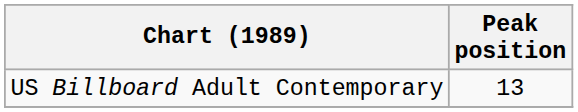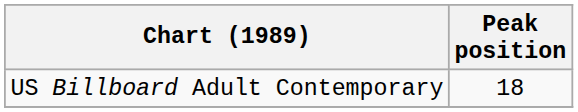(510, 89) 13 -> (510, 89) 18
